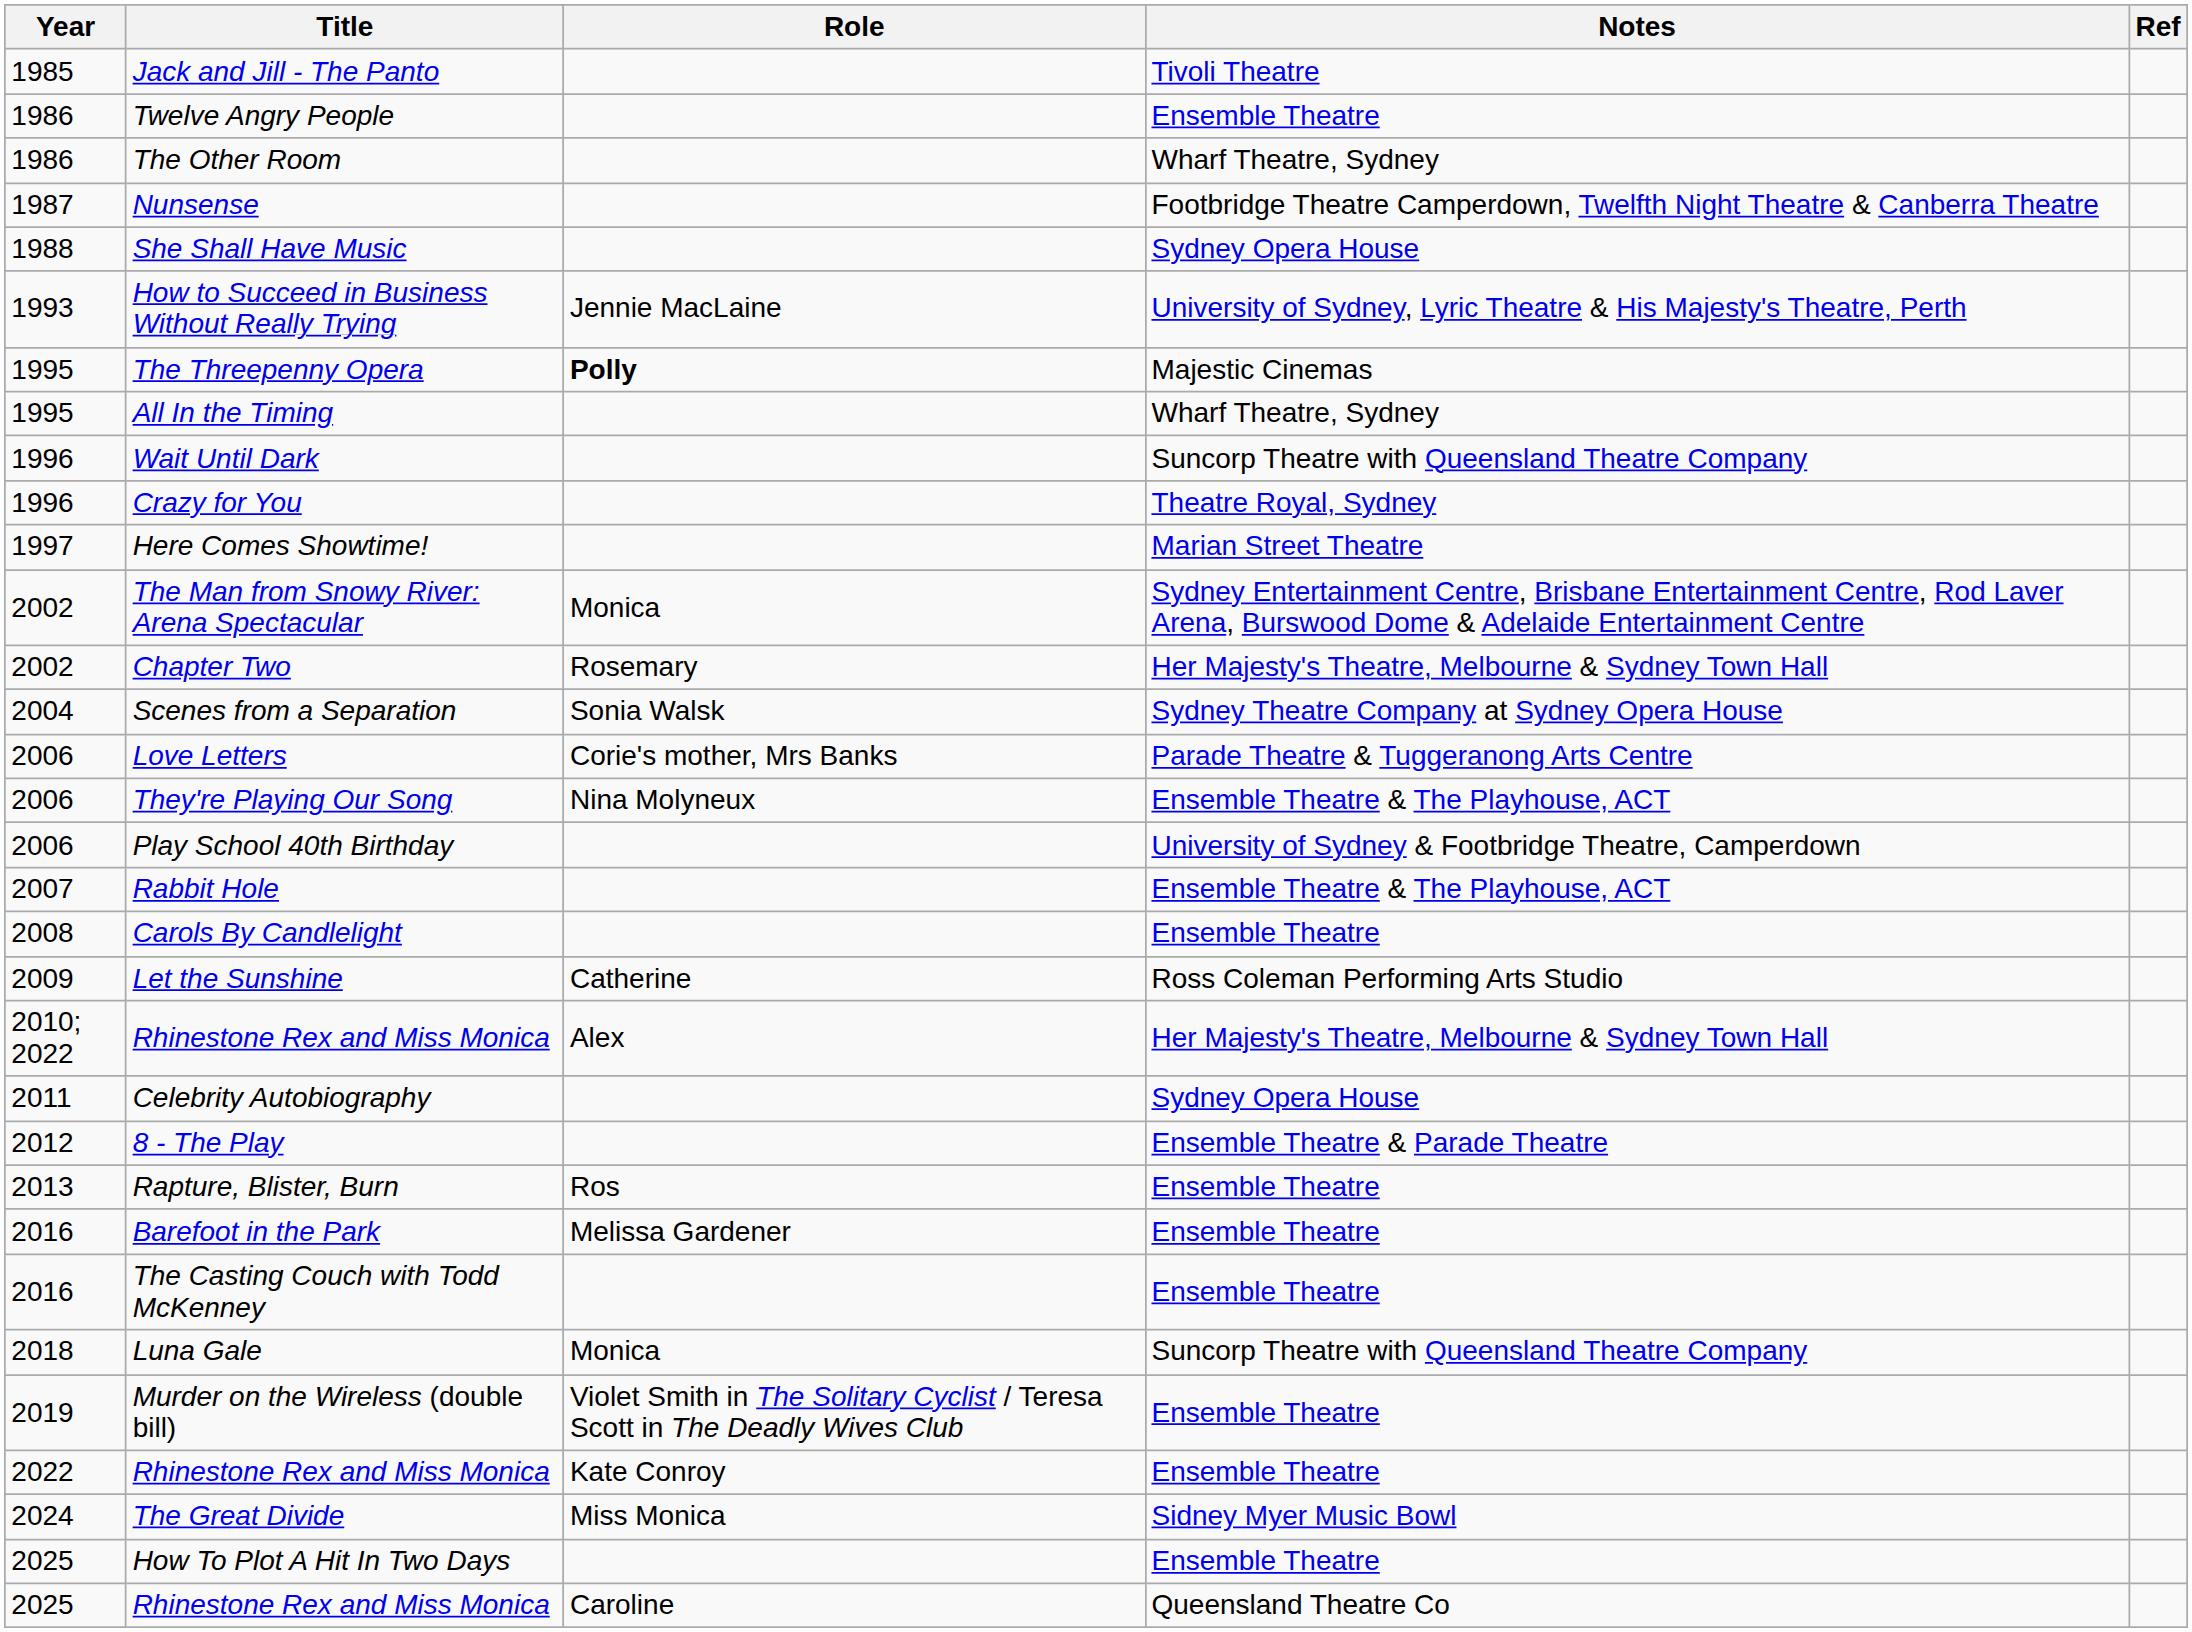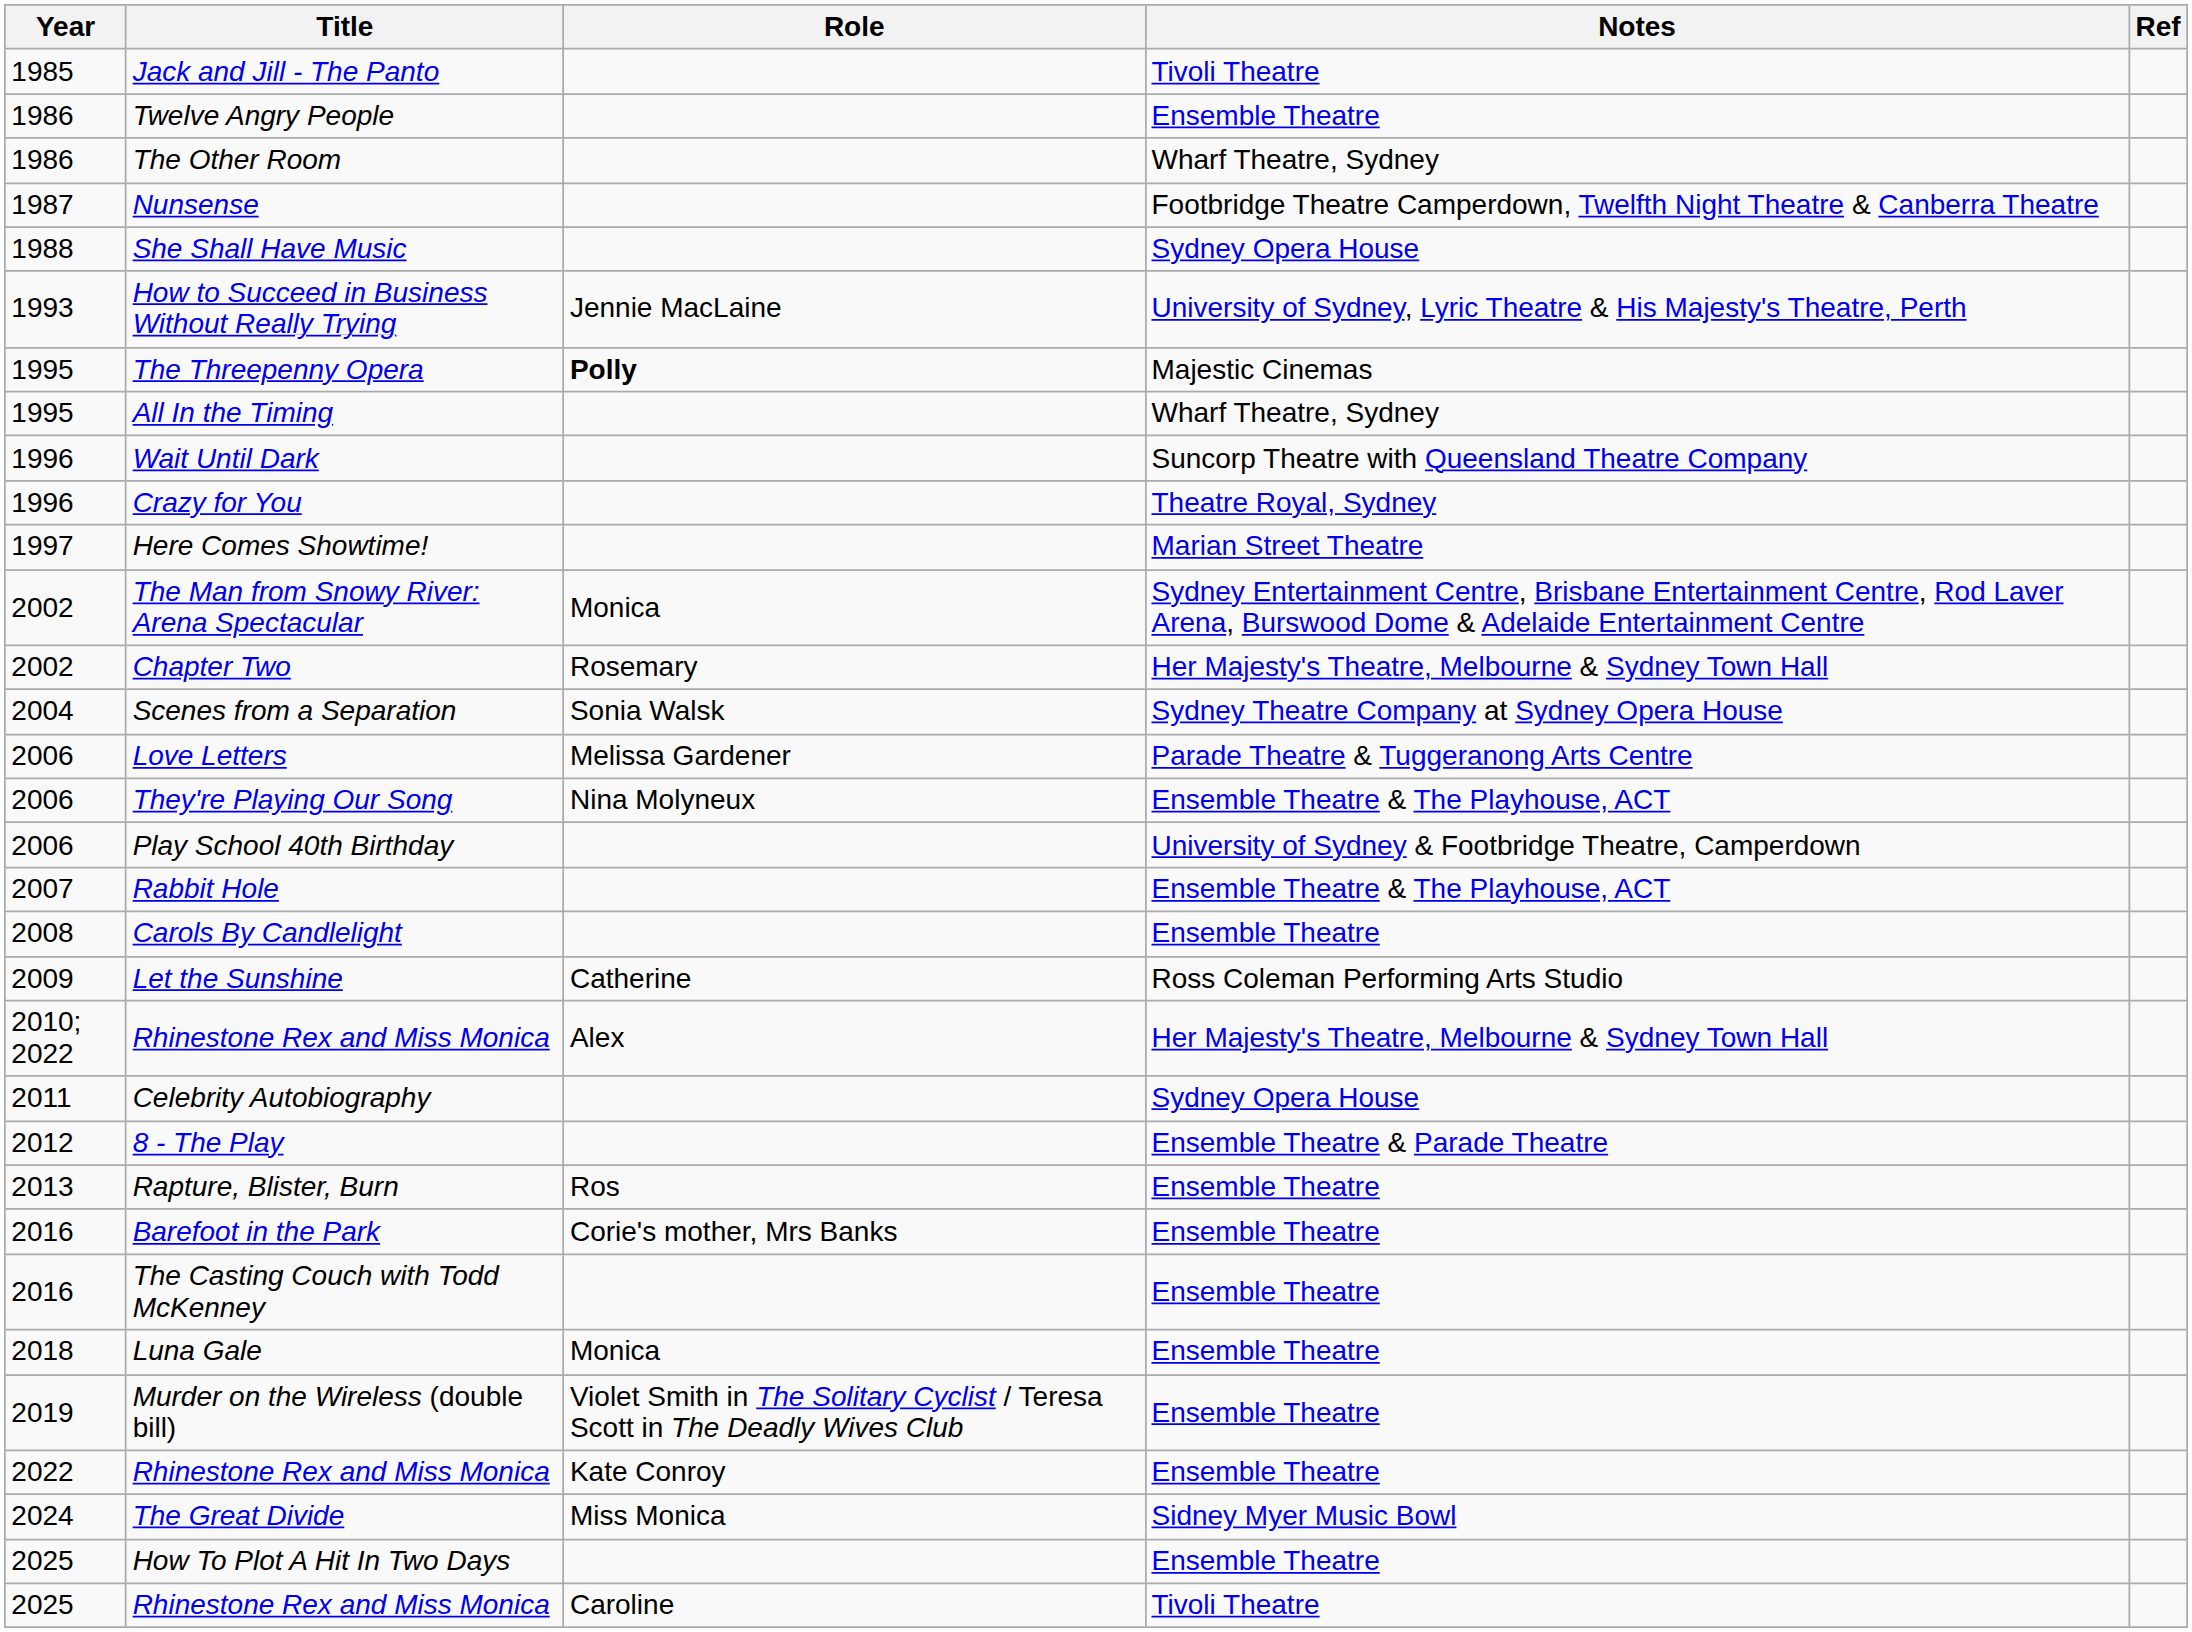(734, 755) Corie's mother, Mrs Banks -> (680, 755) Melissa Gardener
(680, 1231) Melissa Gardener -> (734, 1231) Corie's mother, Mrs Banks
(1479, 1351) Suncorp Theatre with Queensland Theatre Company -> (1266, 1351) Ensemble Theatre
(1301, 1605) Queensland Theatre Co -> (1236, 1605) Tivoli Theatre
